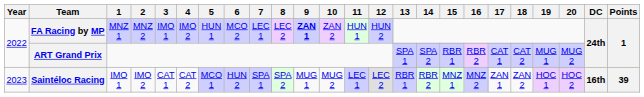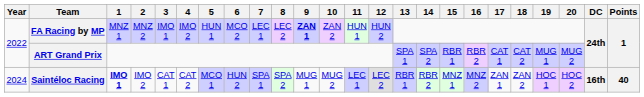(17, 79) 2023 -> (17, 79) 2024
(119, 79) normal -> (119, 79) bold
(623, 79) 39 -> (623, 79) 40
